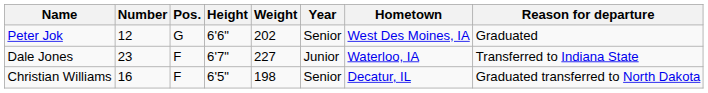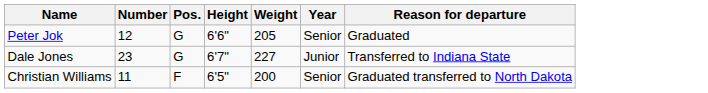- column: (409, 14)
(265, 35) 202 -> (265, 35) 205
(177, 56) F -> (178, 56) G
(125, 77) 16 -> (125, 77) 11
(265, 77) 198 -> (265, 77) 200
